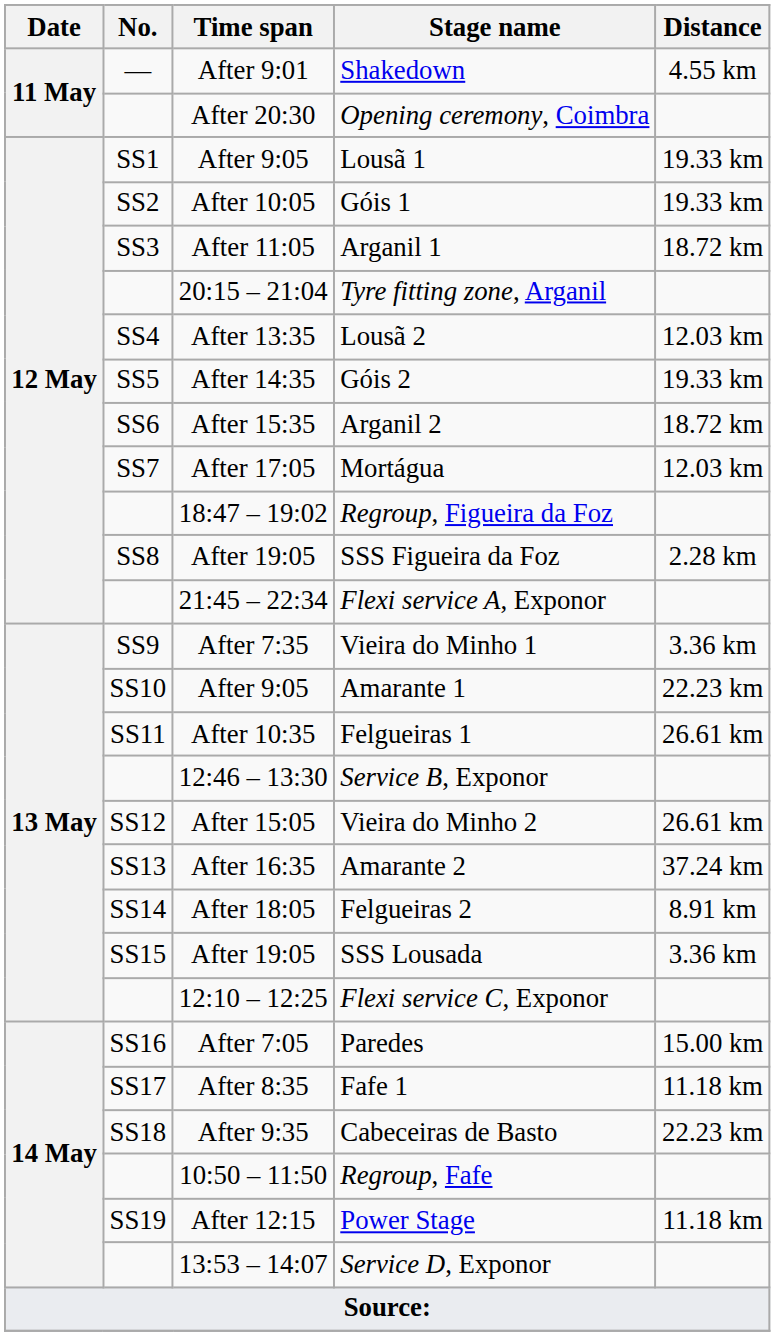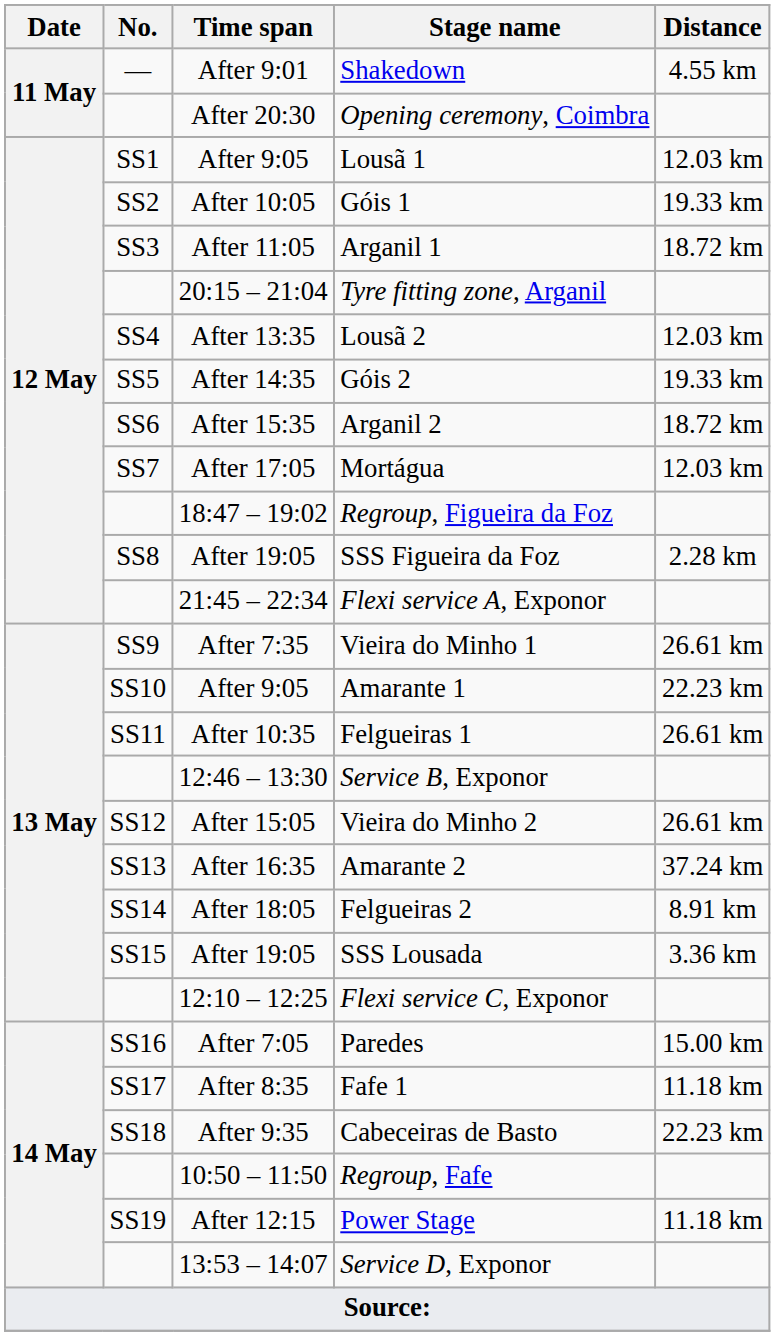(713, 158) 19.33 km -> (713, 158) 12.03 km
(713, 645) 3.36 km -> (713, 645) 26.61 km
